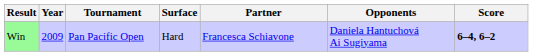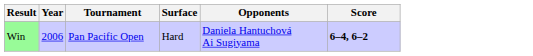- column: (264, 13)
(52, 36) 2009 -> (52, 36) 2006
